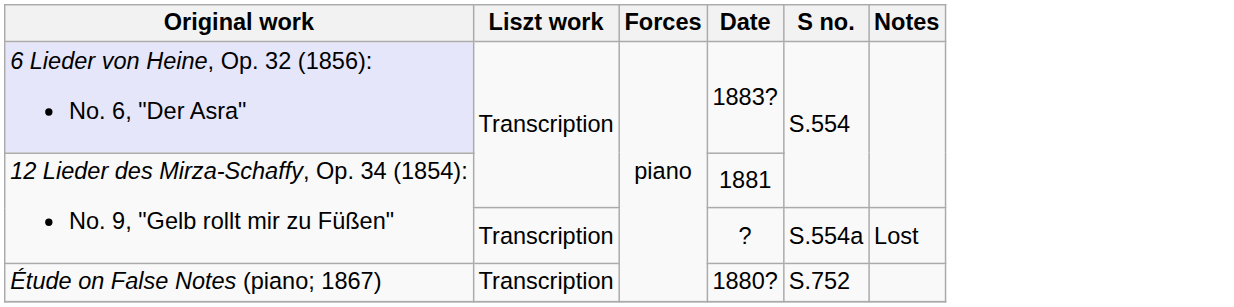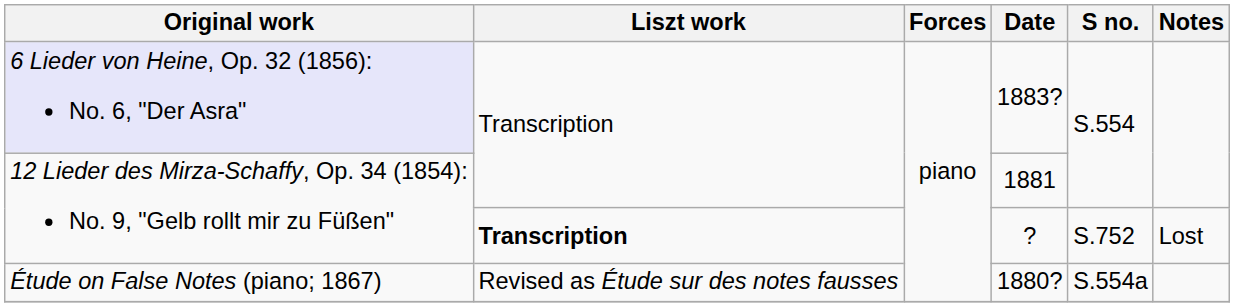(546, 235) normal -> (553, 235) bold
(826, 235) S.554a -> (1104, 235) S.752
(546, 282) Transcription -> (688, 282) Revised as Étude sur des notes fausses
(819, 282) S.752 -> (1111, 282) S.554a
